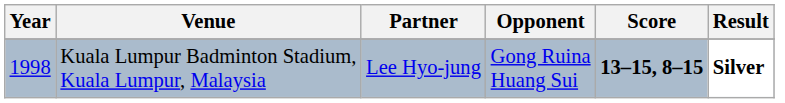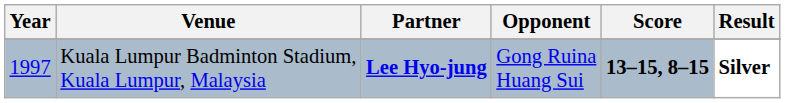(30, 67) 1998 -> (30, 67) 1997
(424, 67) normal -> (426, 67) bold
